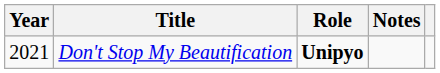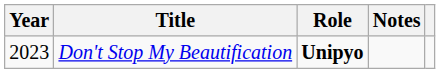(29, 52) 2021 -> (29, 52) 2023
